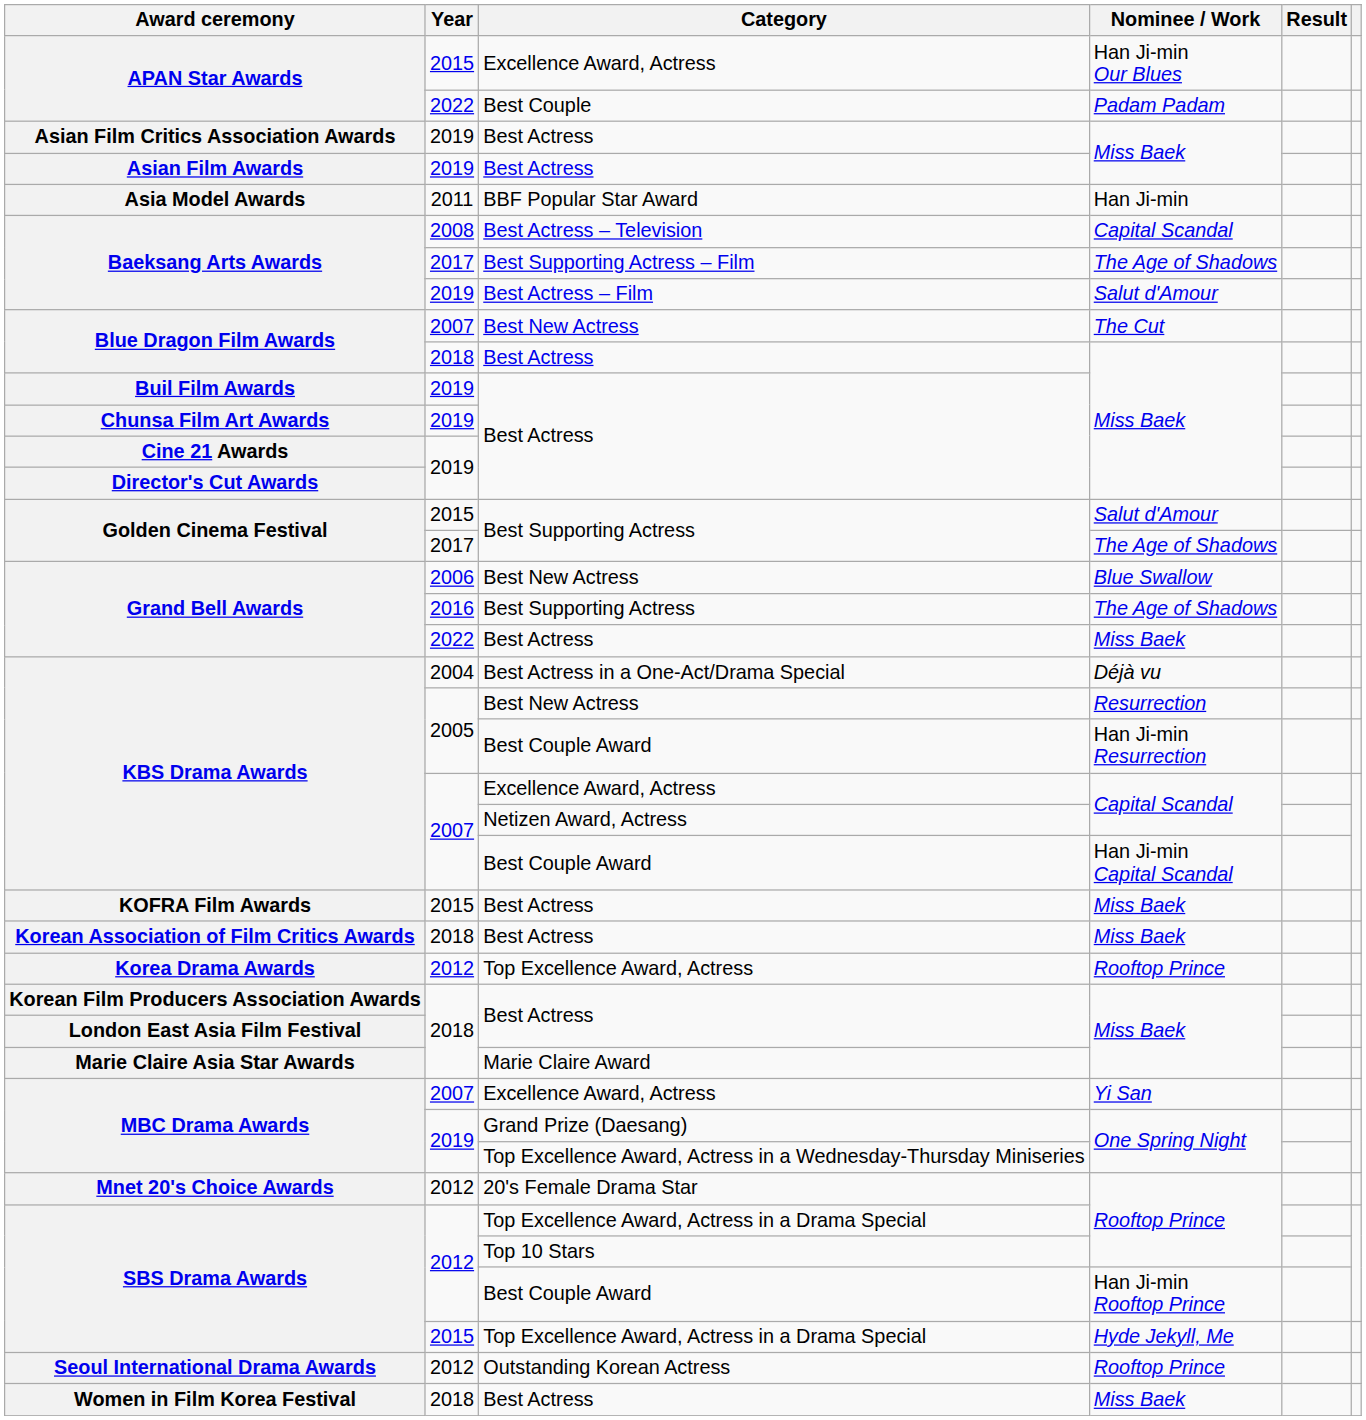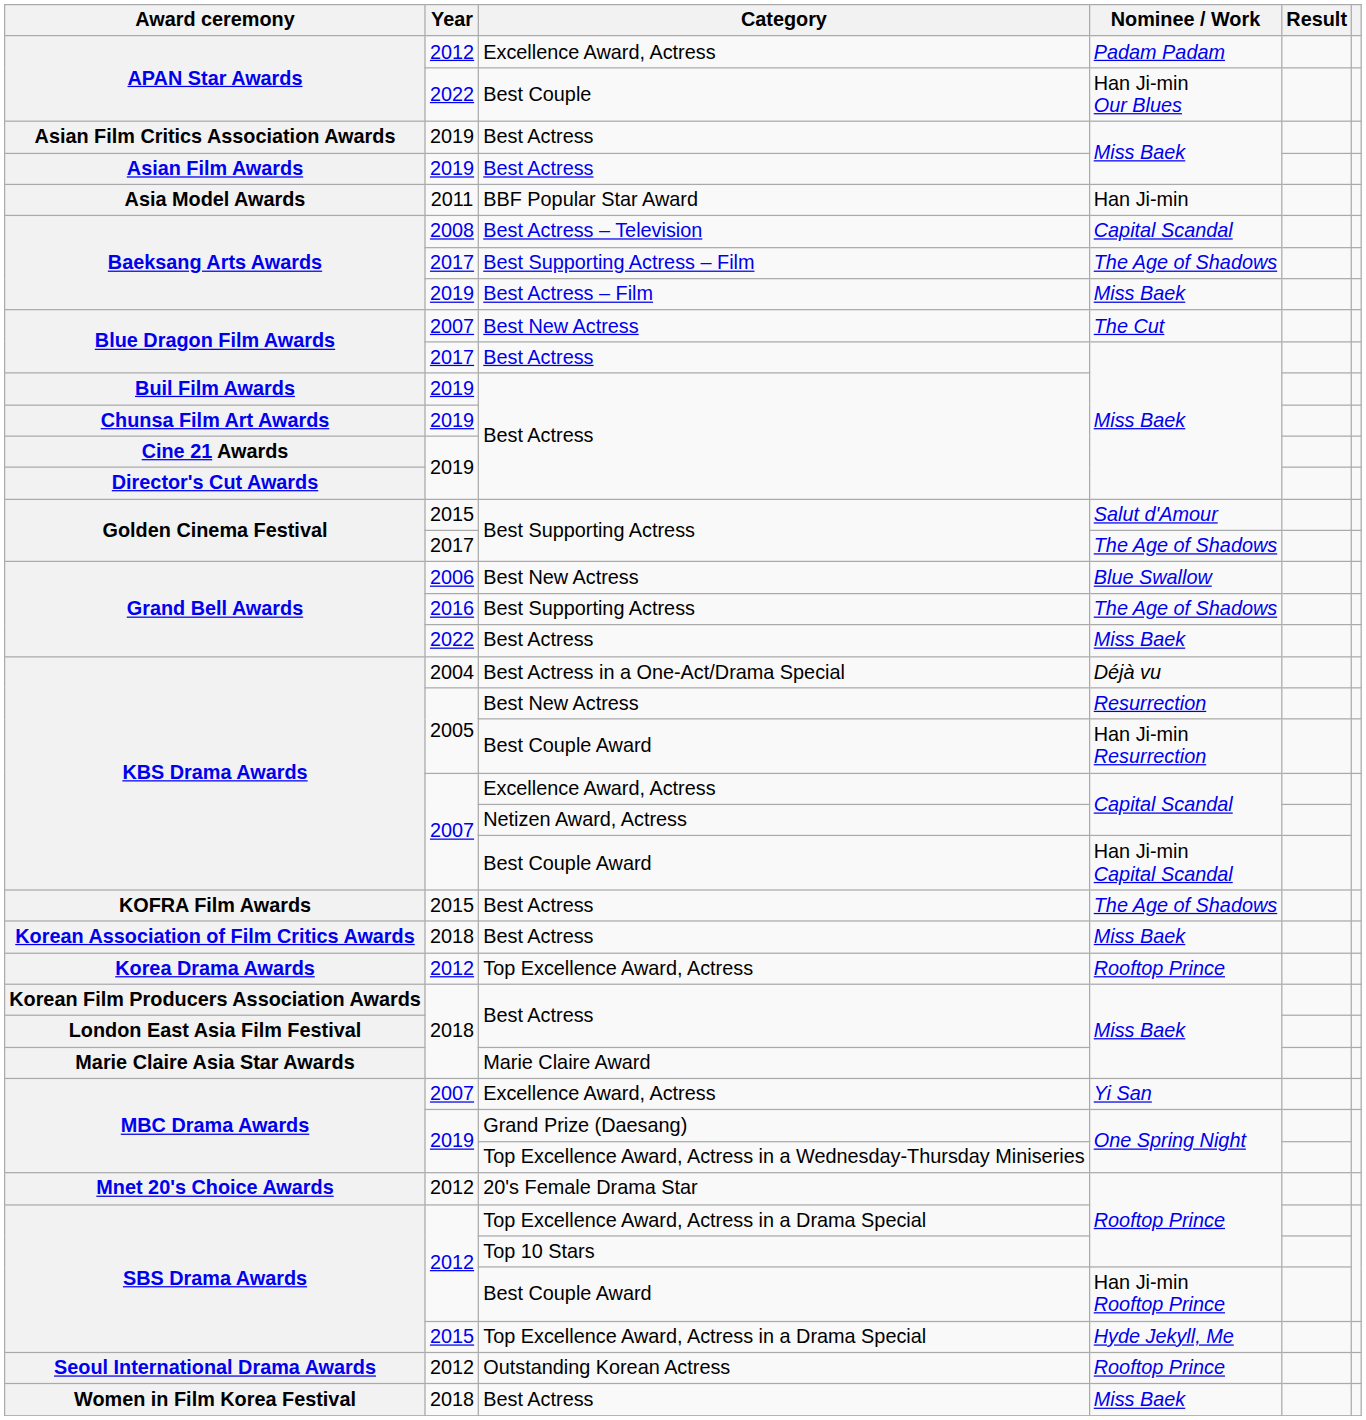(452, 62) 2015 -> (452, 51) 2012
(1141, 62) Han Ji-min Our Blues -> (1159, 51) Padam Padam
(1159, 105) Padam Padam -> (1141, 94) Han Ji-min Our Blues
(1156, 294) Salut d'Amour -> (1140, 294) Miss Baek
(452, 357) 2018 -> (452, 357) 2017
(1140, 905) Miss Baek -> (1185, 905) The Age of Shadows
